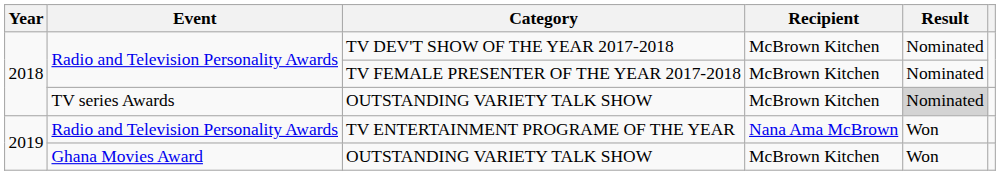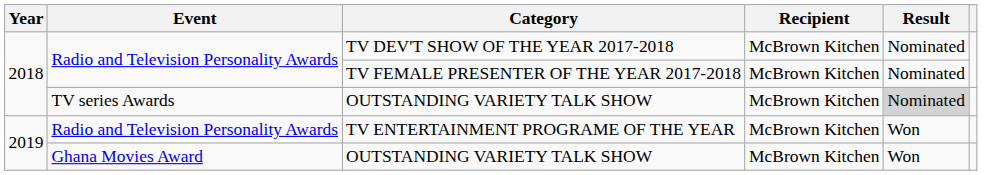(824, 128) Nana Ama McBrown -> (814, 128) McBrown Kitchen
